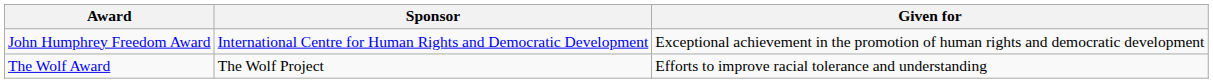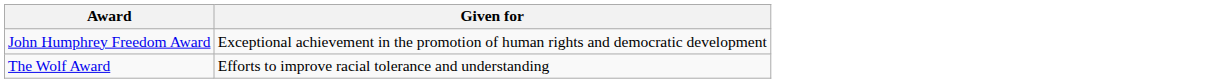- column: (433, 16)
